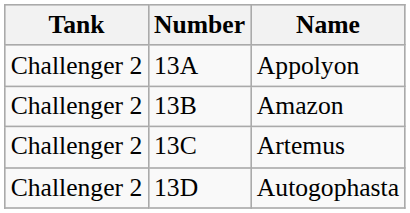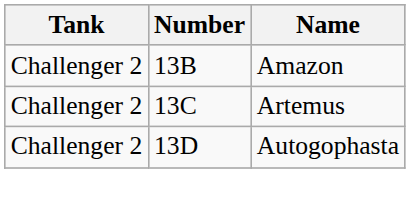- row: (308, 65)
